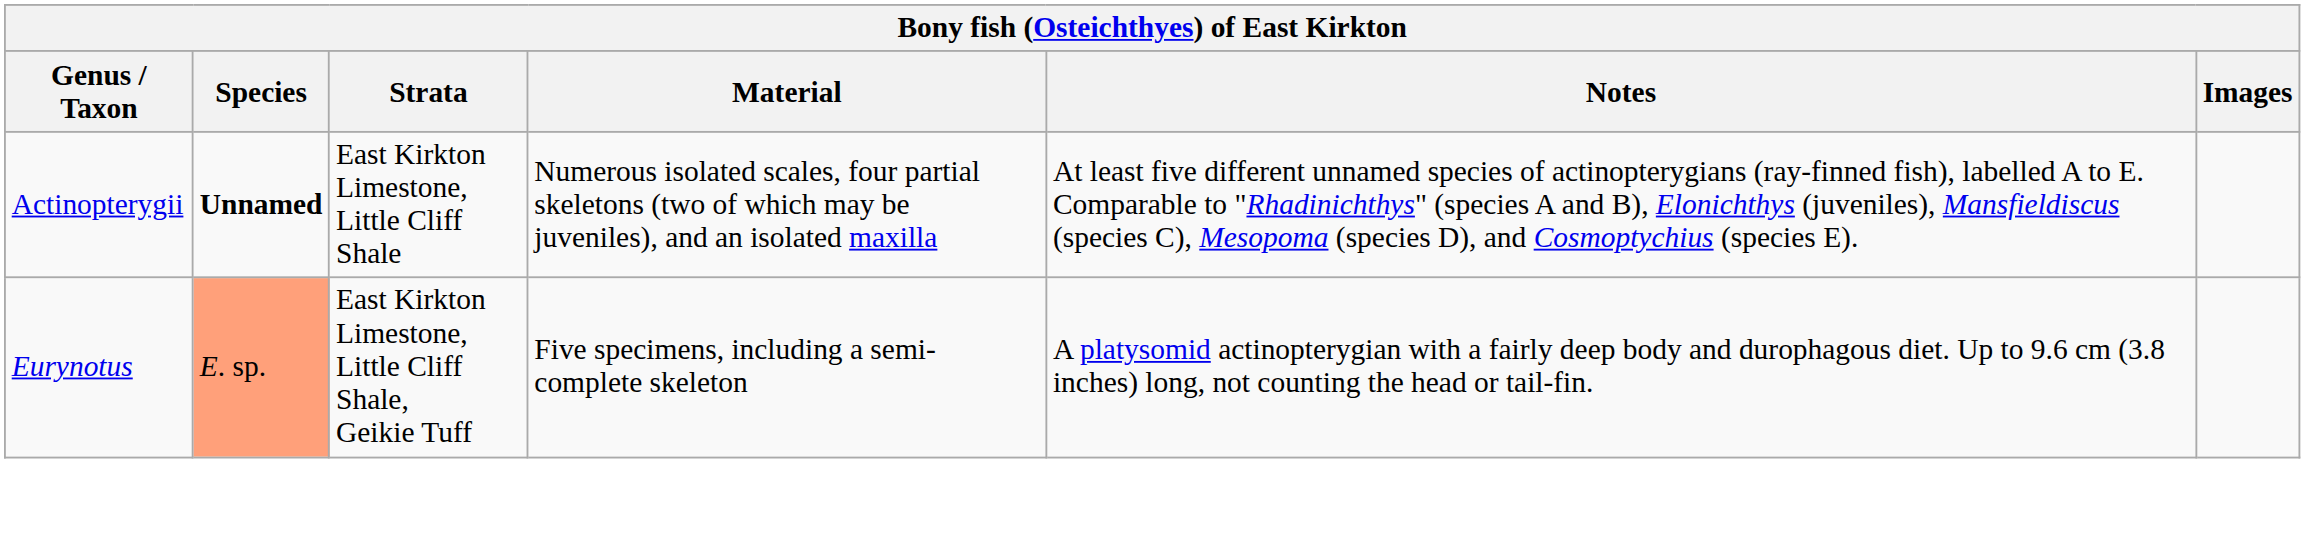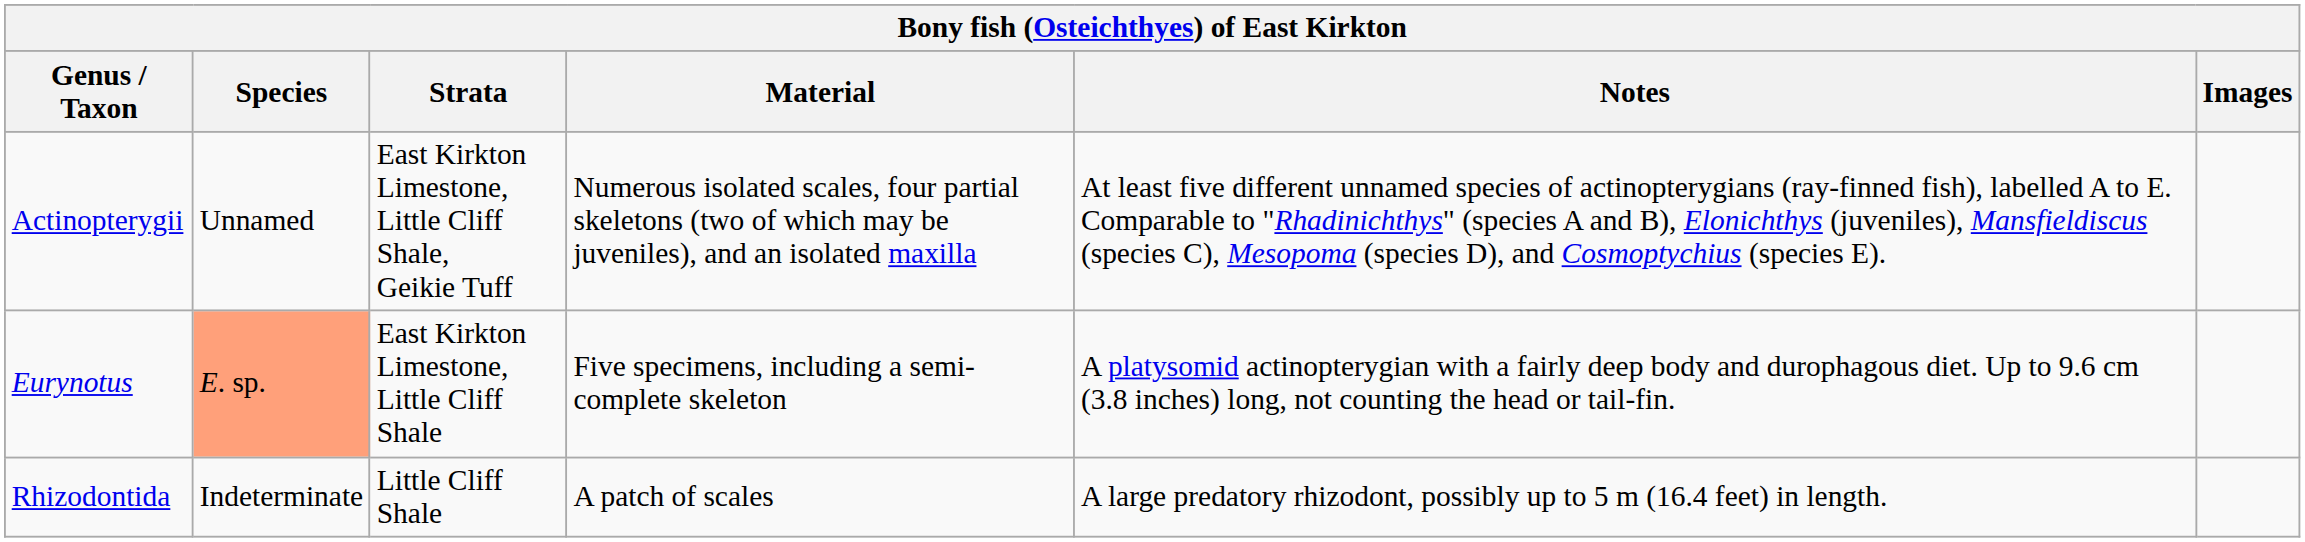(261, 204) bold -> (257, 220) normal
(411, 204) East Kirkton Limestone, Little Cliff Shale -> (452, 220) East Kirkton Limestone, Little Cliff Shale, Geikie Tuff
(411, 366) East Kirkton Limestone, Little Cliff Shale, Geikie Tuff -> (452, 383) East Kirkton Limestone, Little Cliff Shale
+ row: (91, 496)
